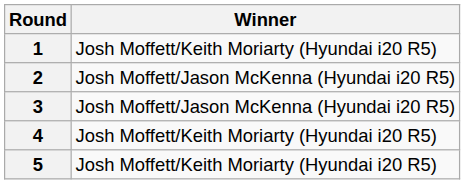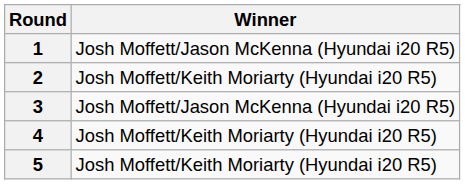(256, 48) Josh Moffett/Keith Moriarty (Hyundai i20 R5) -> (265, 48) Josh Moffett/Jason McKenna (Hyundai i20 R5)
(265, 78) Josh Moffett/Jason McKenna (Hyundai i20 R5) -> (256, 78) Josh Moffett/Keith Moriarty (Hyundai i20 R5)
